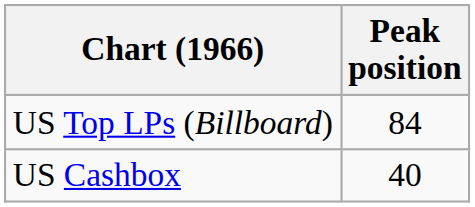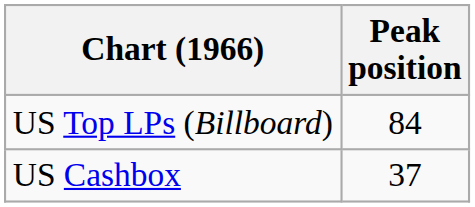(405, 174) 40 -> (405, 174) 37
